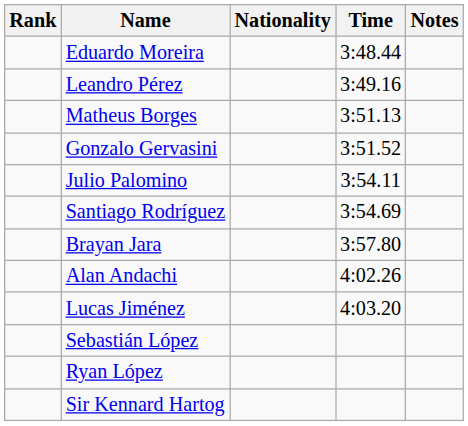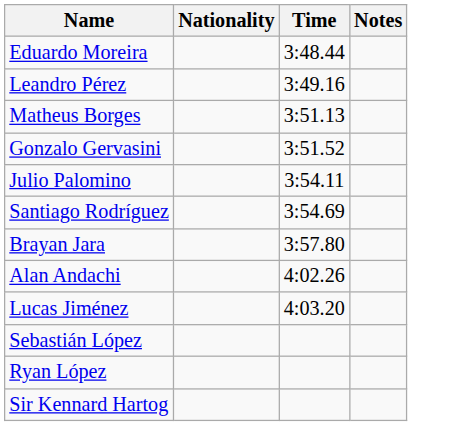- column: (33, 20)
